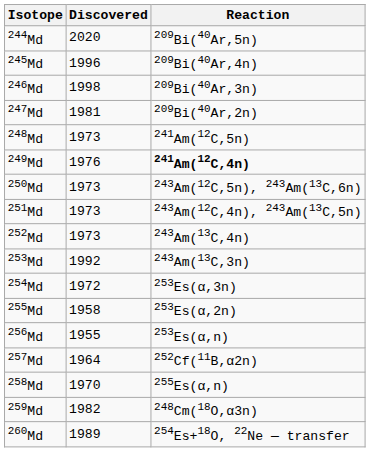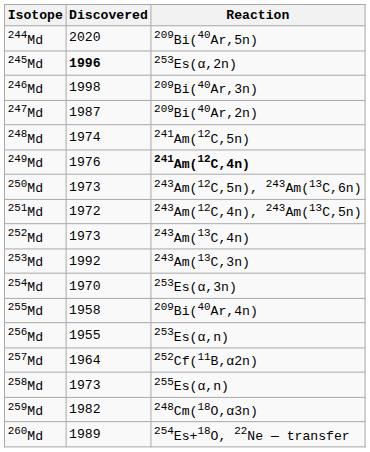(85, 63) normal -> (85, 63) bold
(206, 63) 209Bi(40Ar,4n) -> (195, 63) 253Es(α,2n)
(85, 113) 1981 -> (85, 113) 1987
(85, 137) 1973 -> (85, 137) 1974
(85, 212) 1973 -> (85, 212) 1972
(85, 286) 1972 -> (85, 286) 1970
(195, 311) 253Es(α,2n) -> (206, 311) 209Bi(40Ar,4n)
(85, 385) 1970 -> (85, 385) 1973
